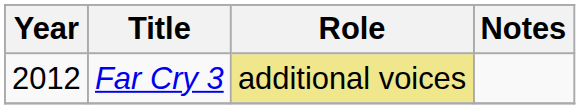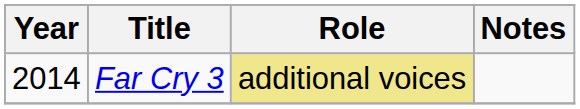(46, 77) 2012 -> (46, 77) 2014
